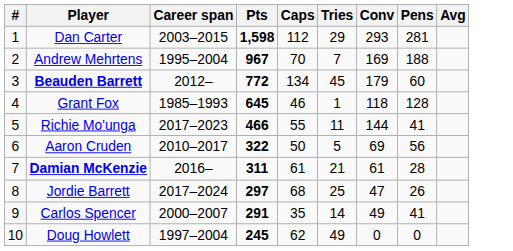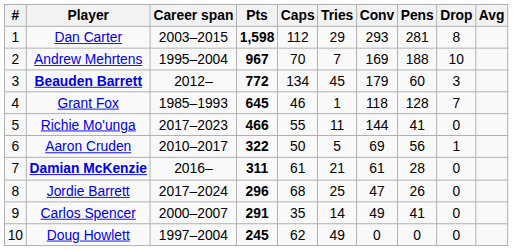+ column: (456, 16)
(257, 191) 297 -> (257, 191) 296
